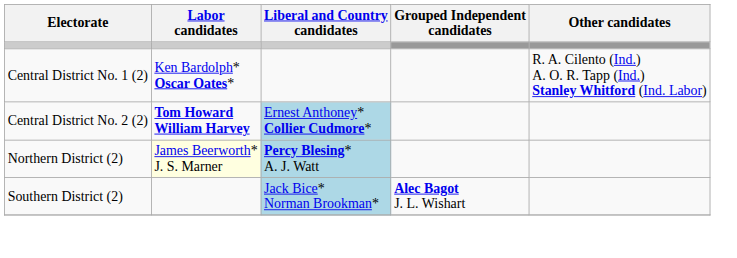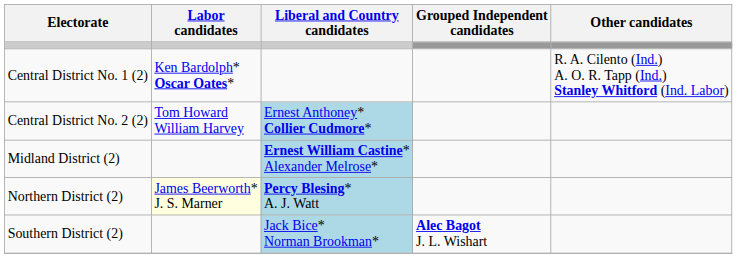(202, 120) bold -> (199, 120) normal
+ row: (64, 158)
